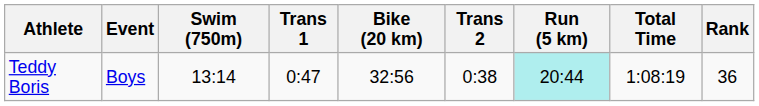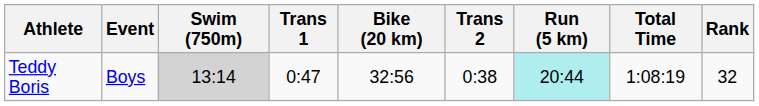(214, 76) no background -> (214, 76) lightgrey background
(727, 76) 36 -> (727, 76) 32
